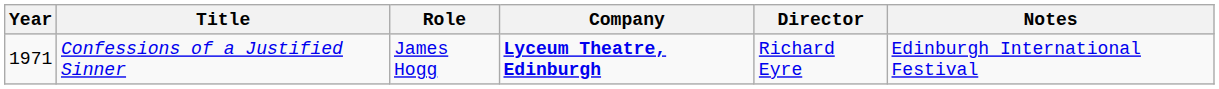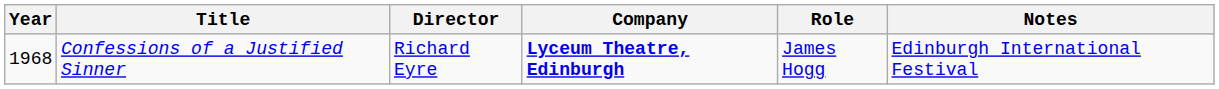columns swapped: (444, 19) <-> (821, 19)
(31, 59) 1971 -> (31, 59) 1968
